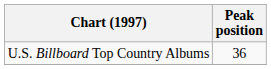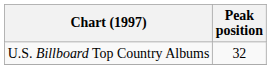(239, 53) 36 -> (239, 53) 32
